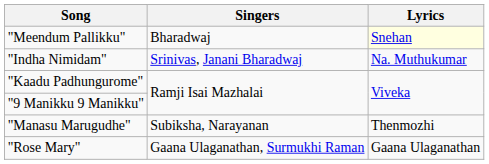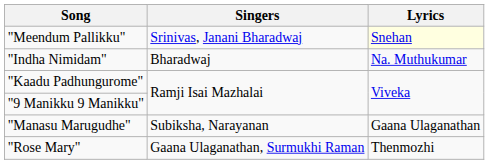(180, 37) Bharadwaj -> (226, 37) Srinivas, Janani Bharadwaj
(226, 59) Srinivas, Janani Bharadwaj -> (180, 59) Bharadwaj
(403, 125) Thenmozhi -> (426, 125) Gaana Ulaganathan
(426, 147) Gaana Ulaganathan -> (403, 147) Thenmozhi
